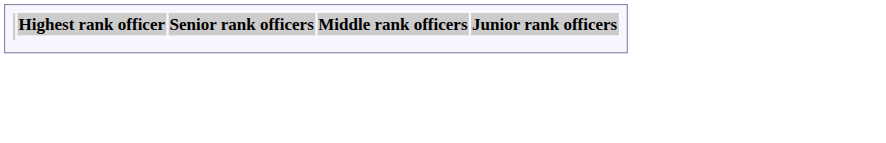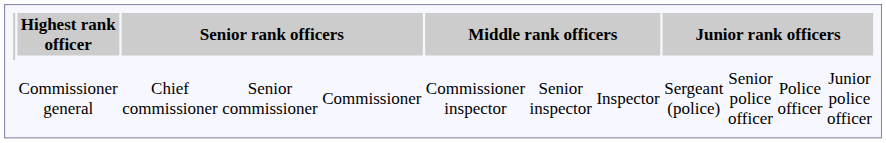+ row: (68, 98)
